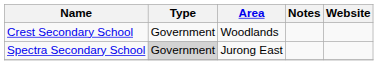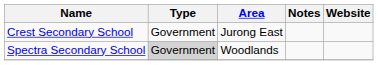(250, 32) Woodlands -> (252, 32) Jurong East
(252, 50) Jurong East -> (250, 50) Woodlands
